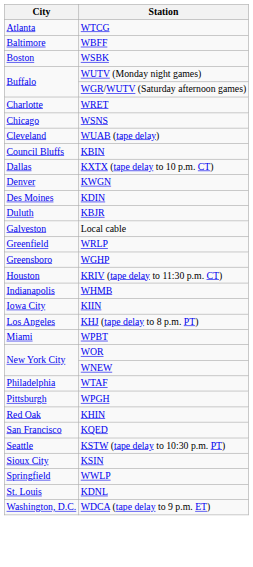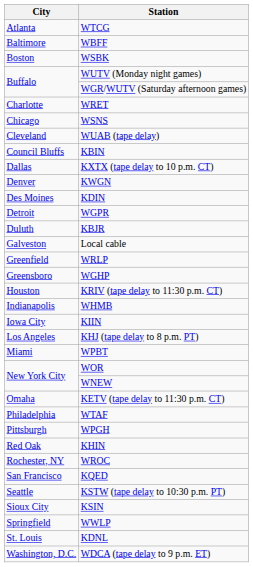+ row: (95, 213)
+ row: (153, 399)
+ row: (95, 461)
